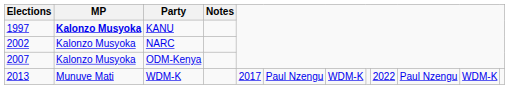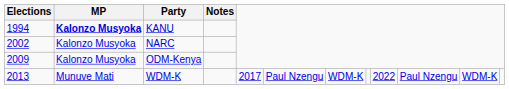(18, 28) 1997 -> (18, 28) 1994
(18, 60) 2007 -> (18, 60) 2009
